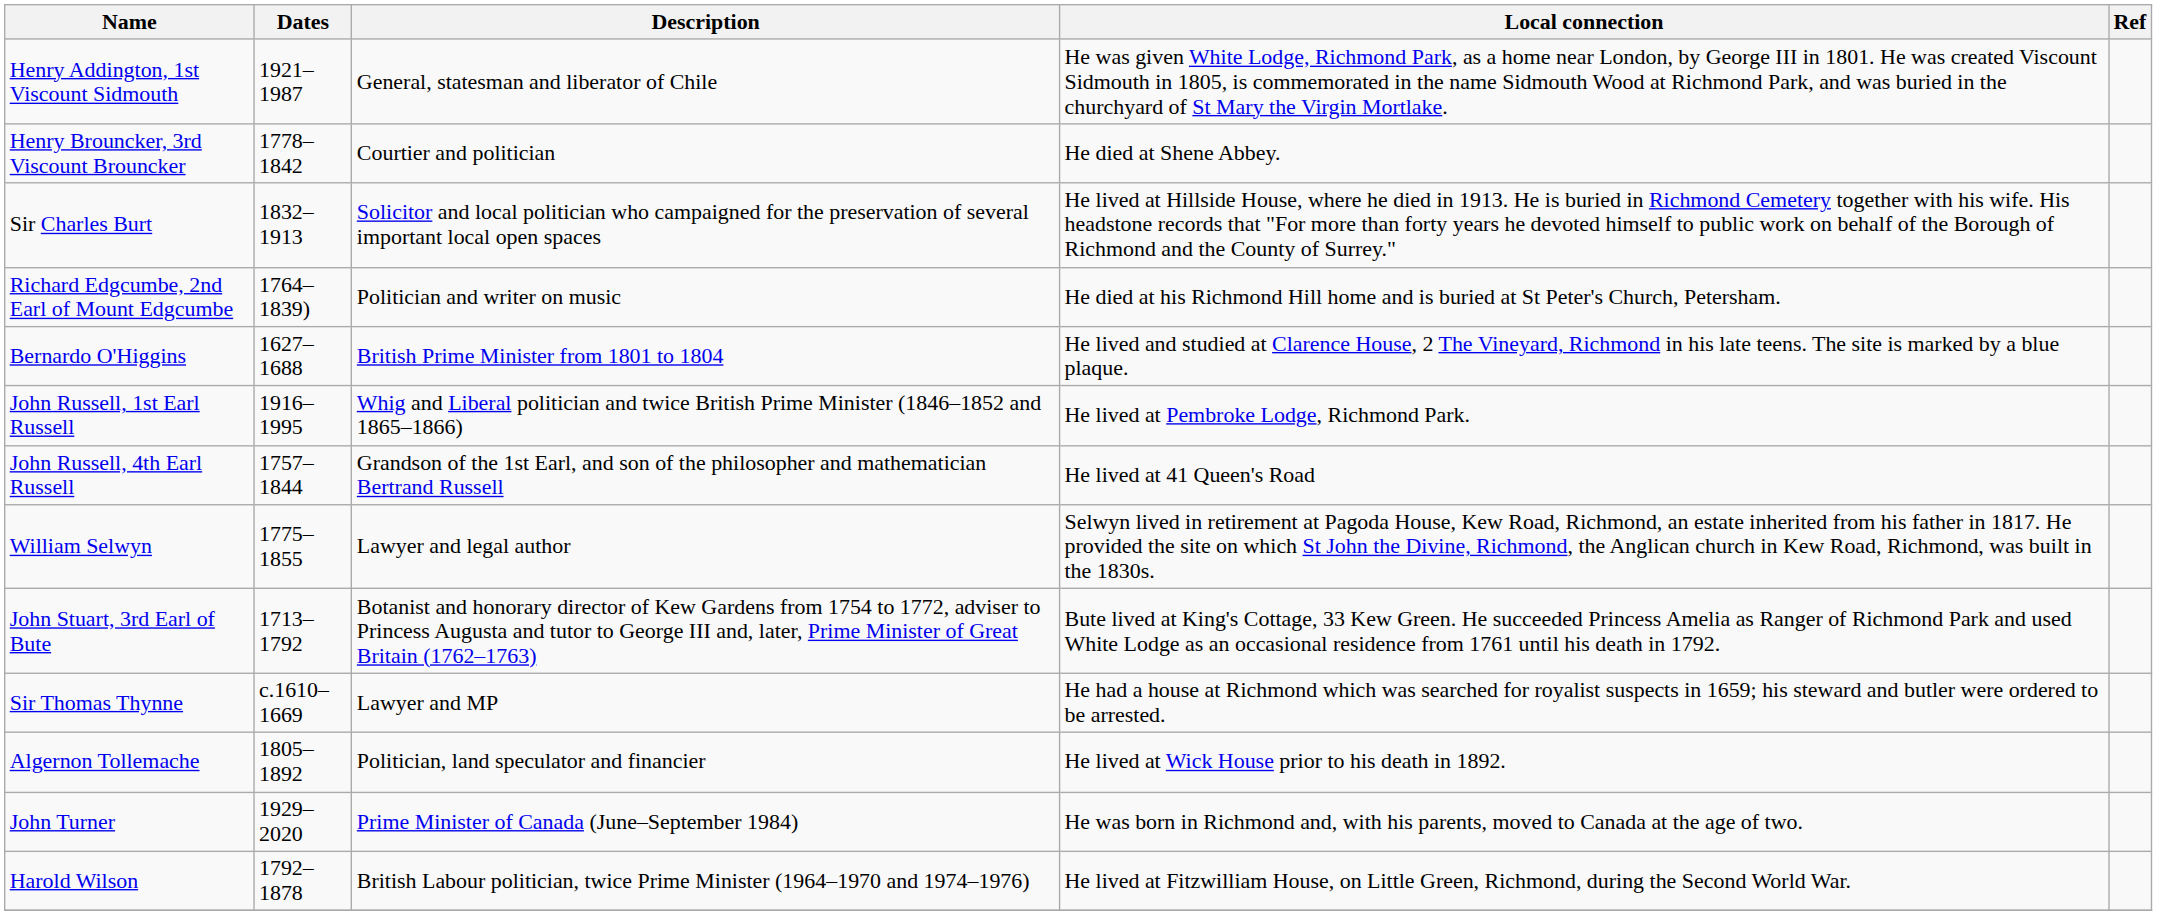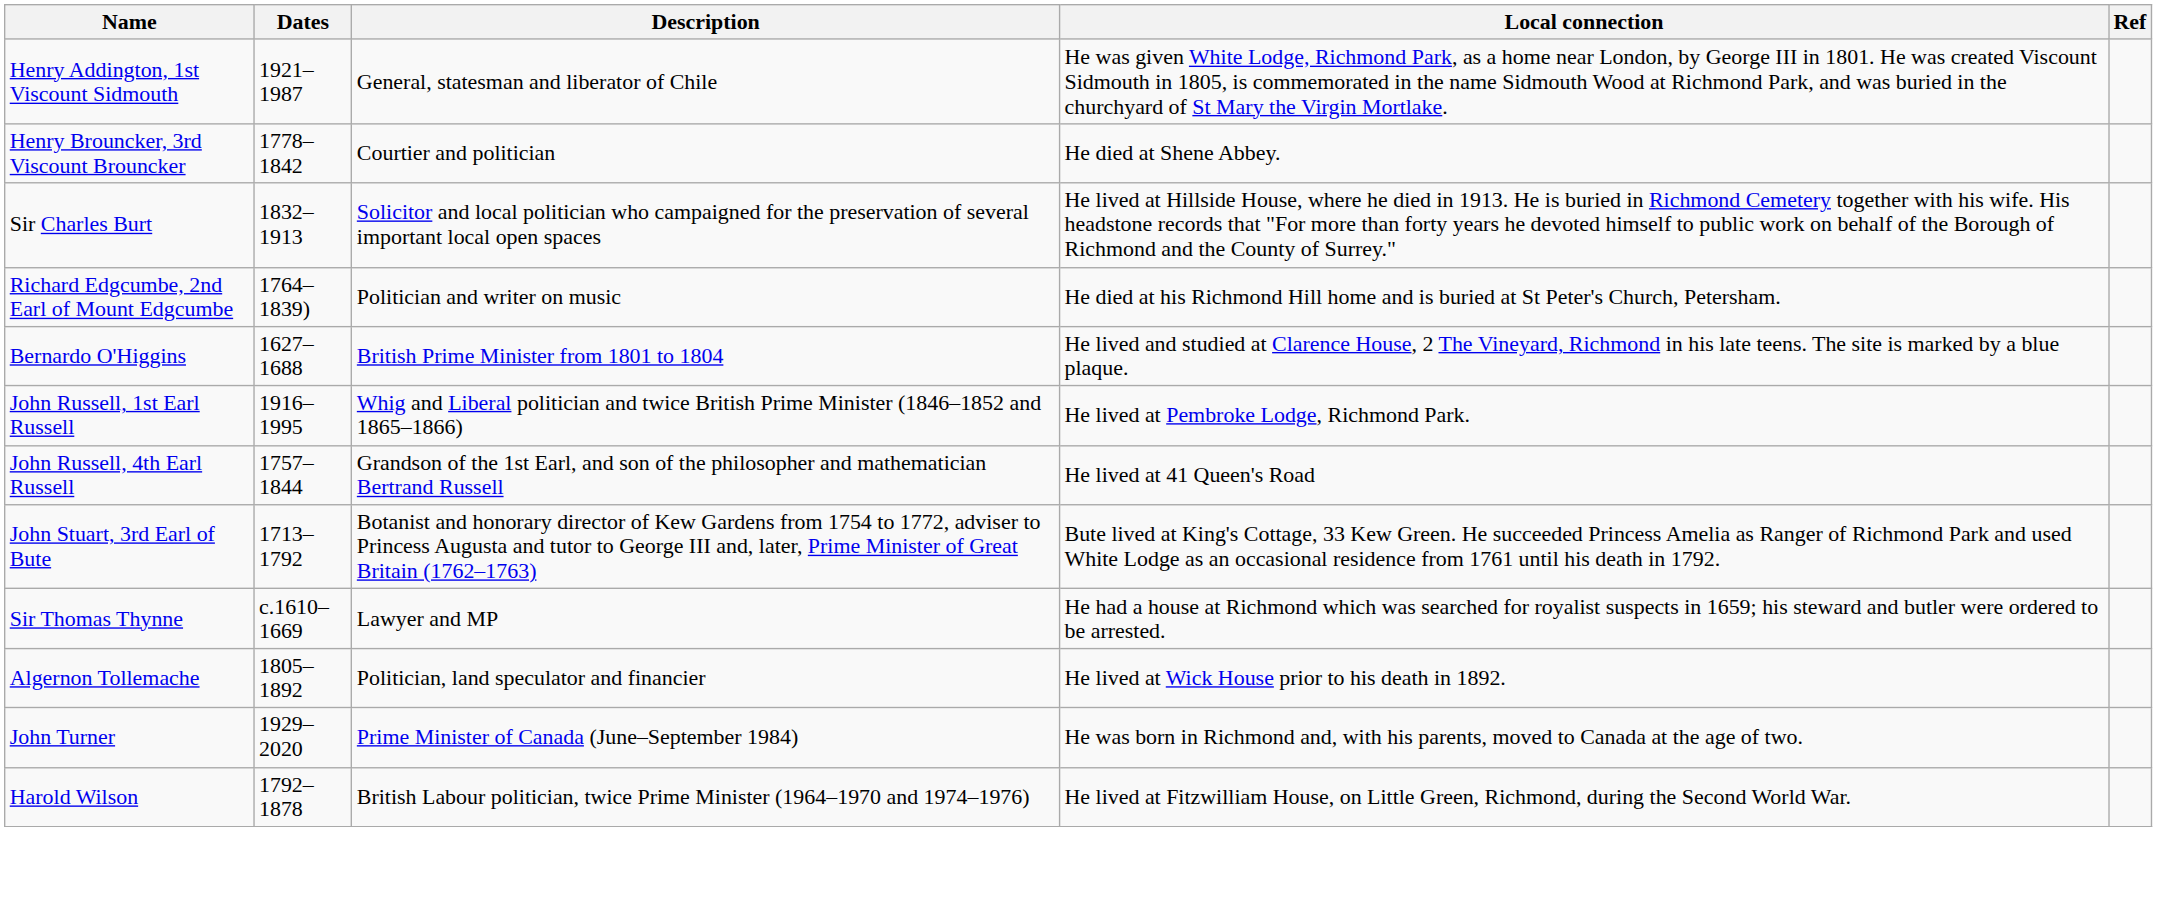- row: (81, 546)
